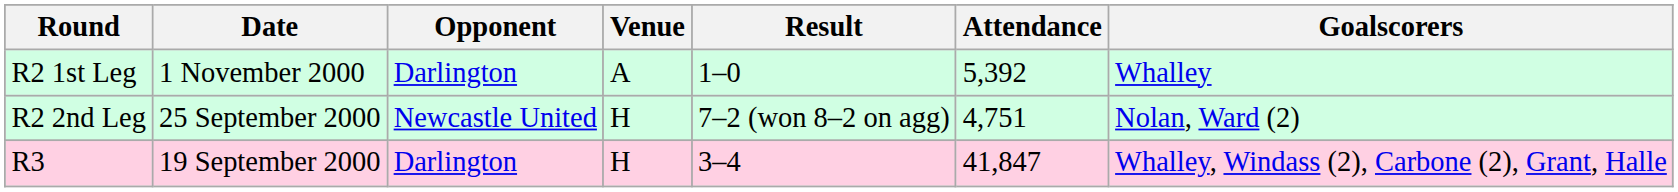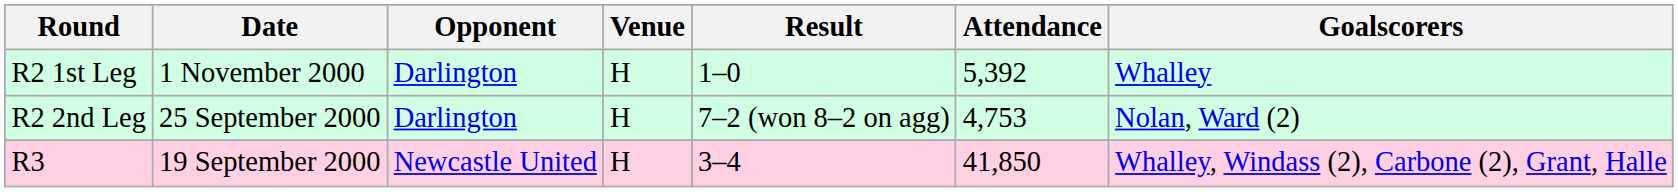(620, 72) A -> (620, 72) H
(495, 117) Newcastle United -> (455, 117) Darlington
(995, 117) 4,751 -> (995, 117) 4,753
(455, 162) Darlington -> (495, 162) Newcastle United
(1002, 162) 41,847 -> (1002, 162) 41,850
